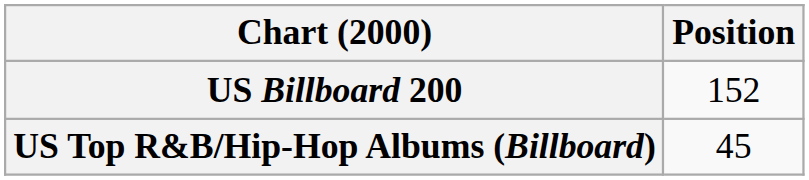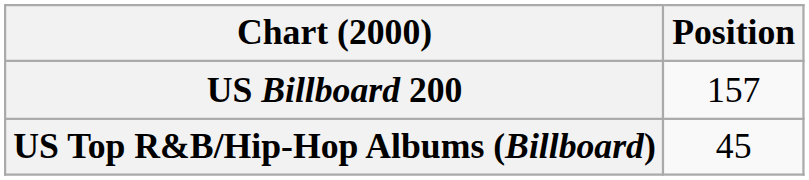(734, 89) 152 -> (734, 89) 157
